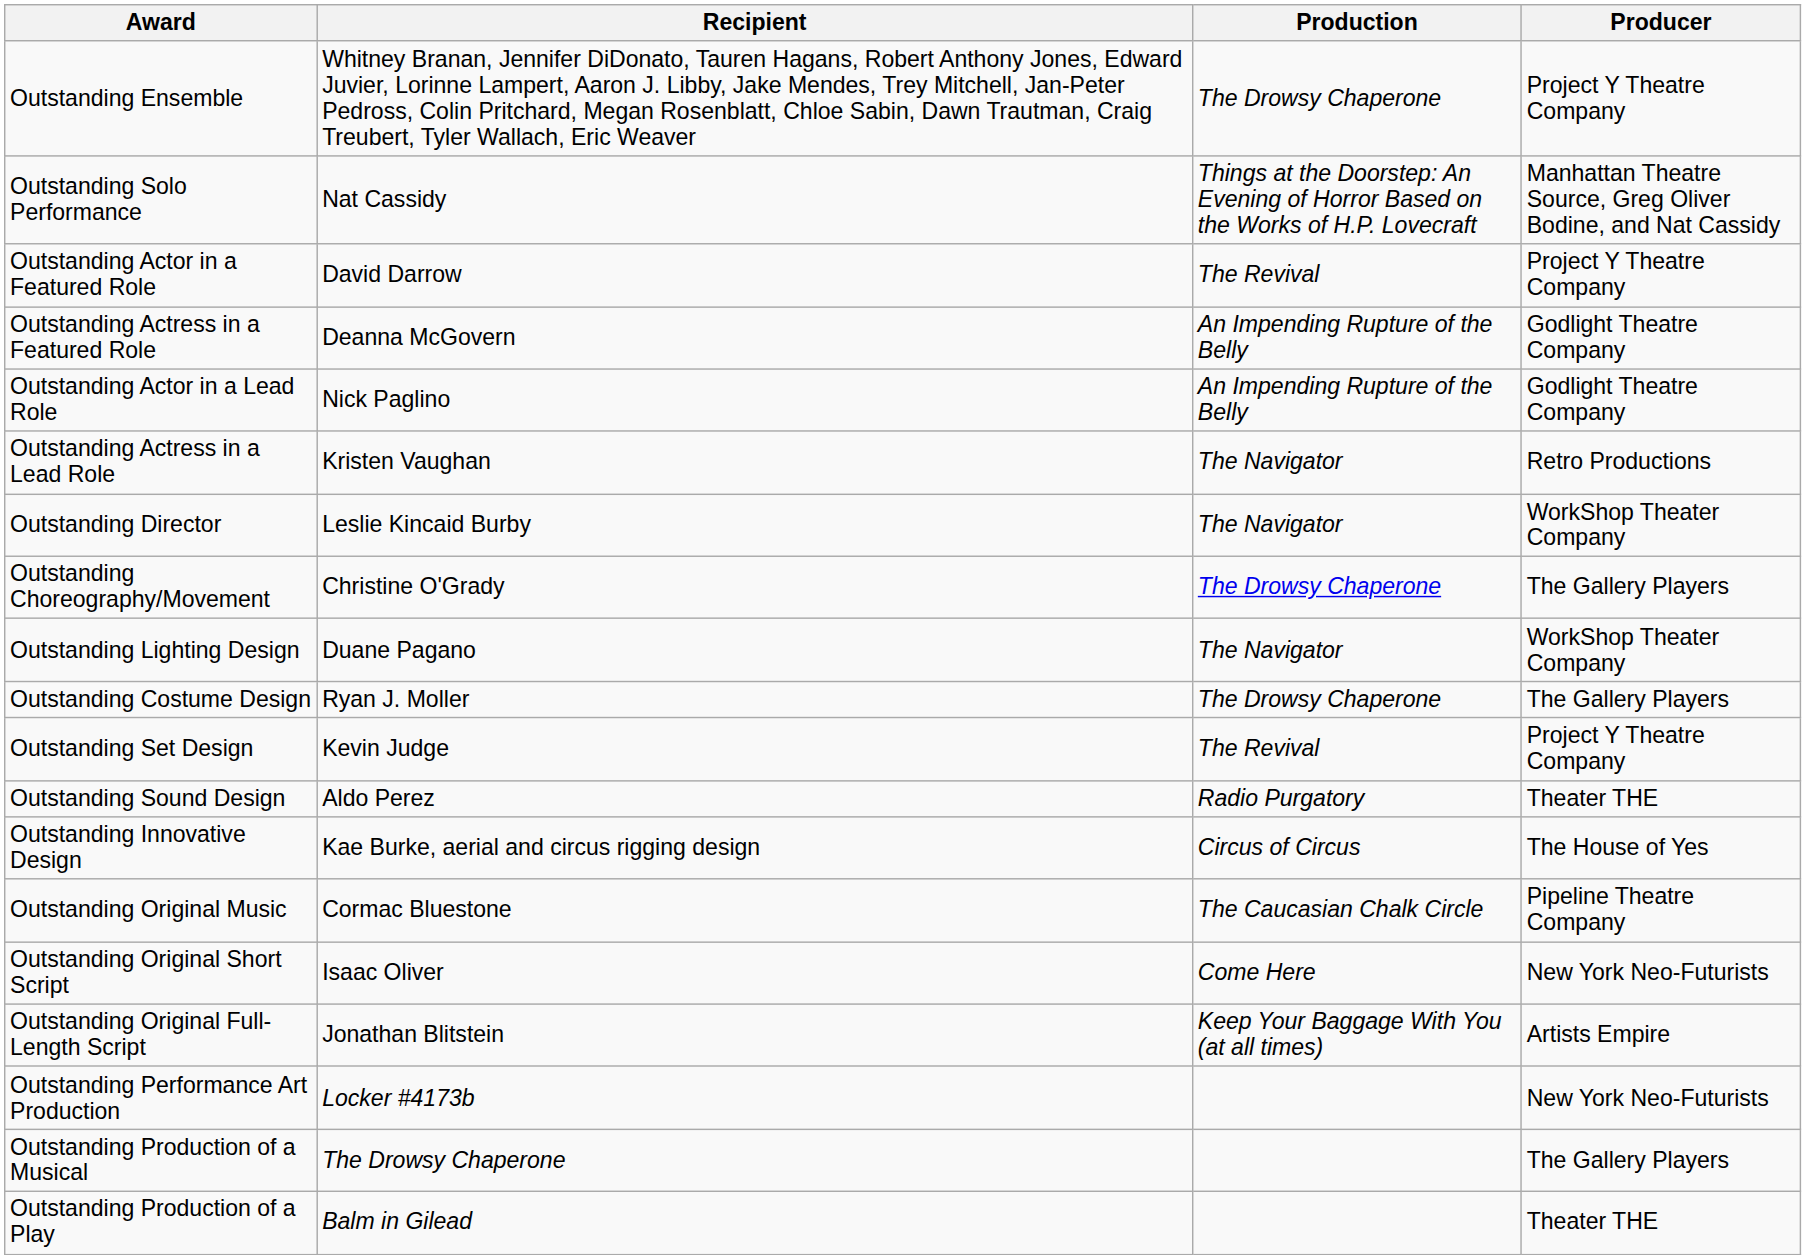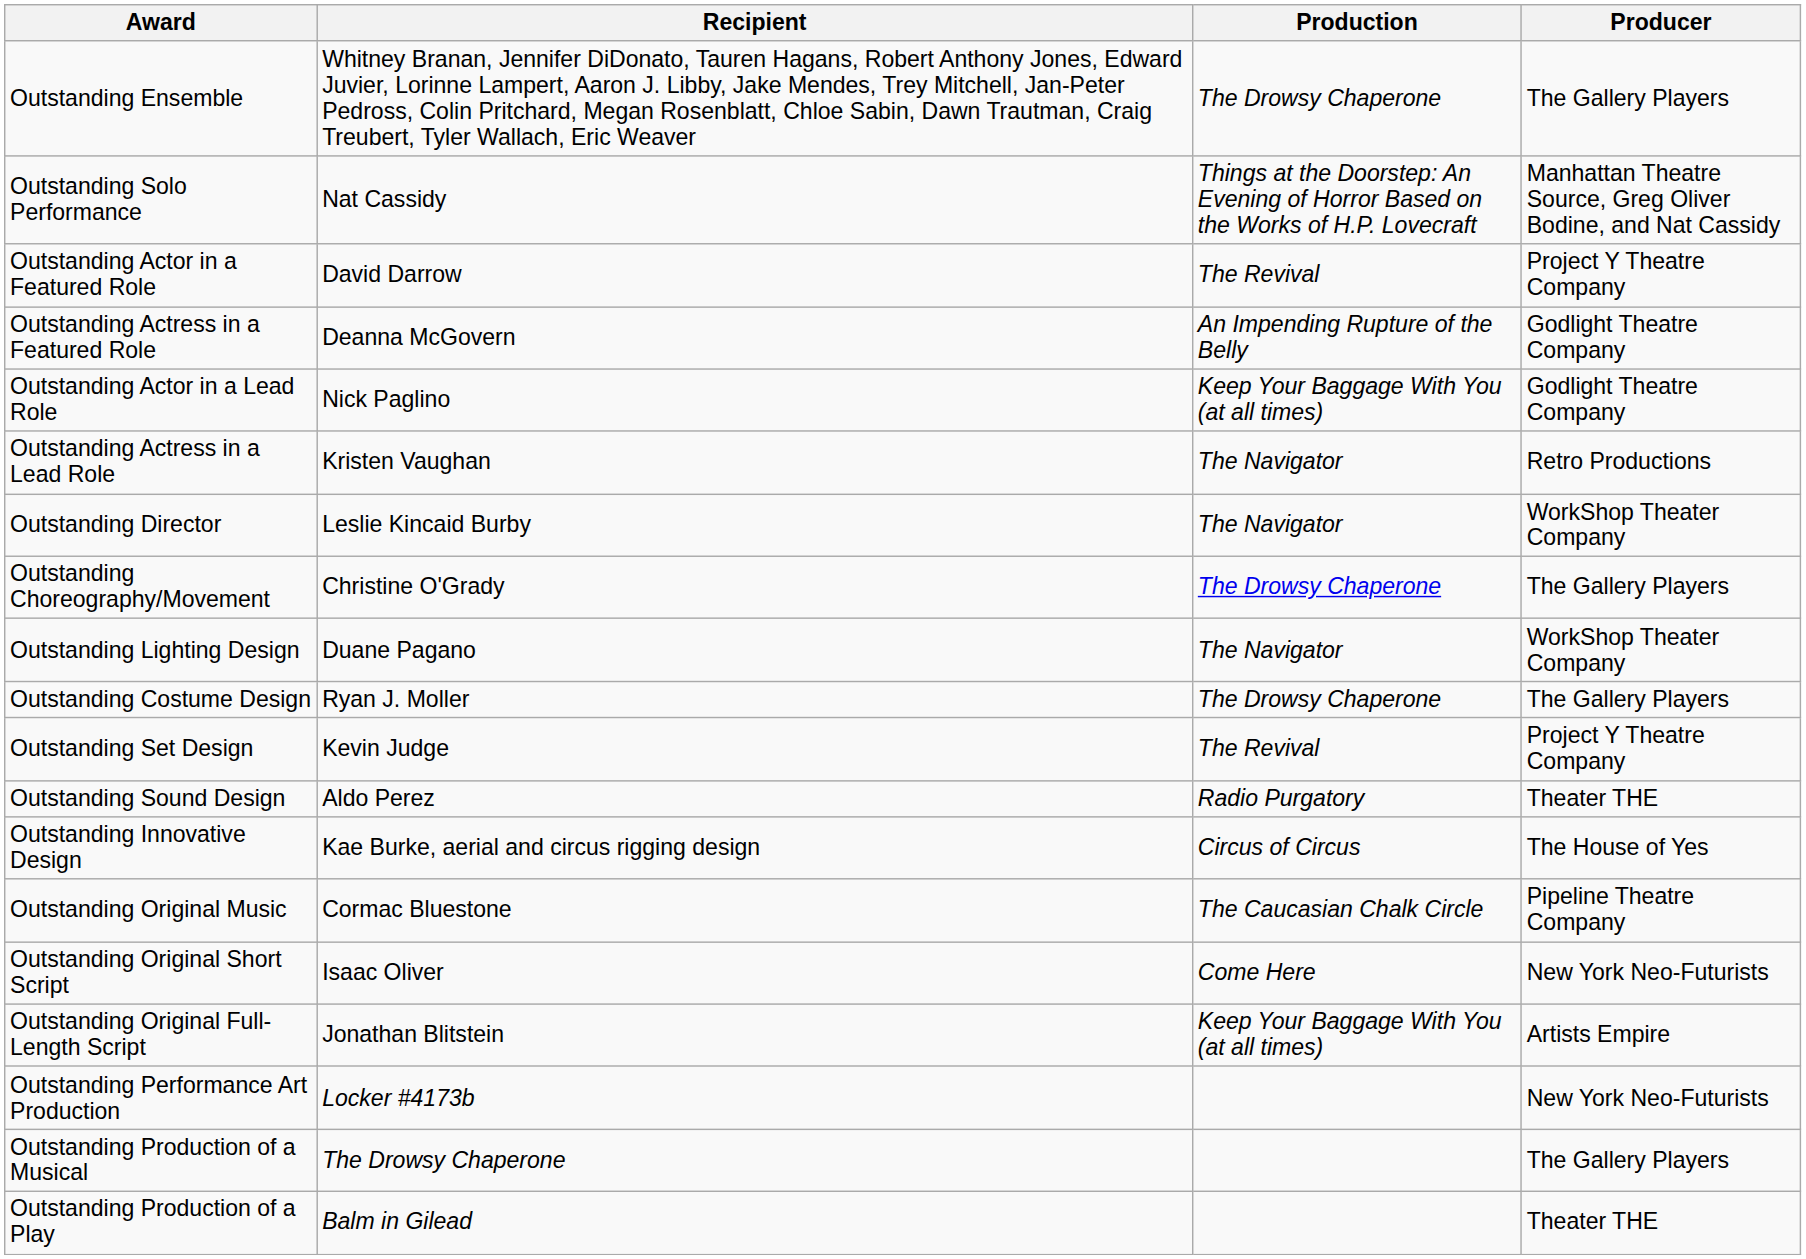(1616, 98) Project Y Theatre Company -> (1628, 98) The Gallery Players
(1345, 399) An Impending Rupture of the Belly -> (1350, 399) Keep Your Baggage With You (at all times)
